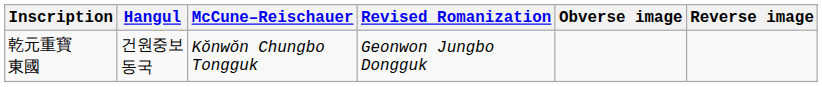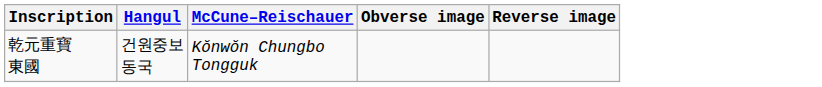- column: (456, 18)
